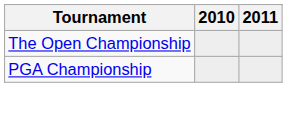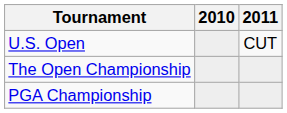+ row: (47, 44)
